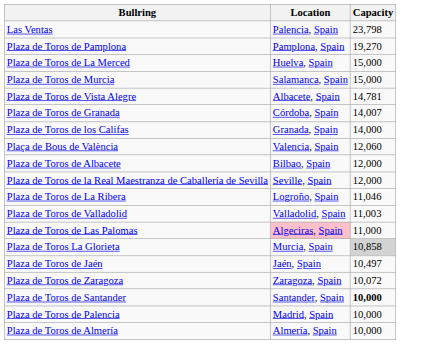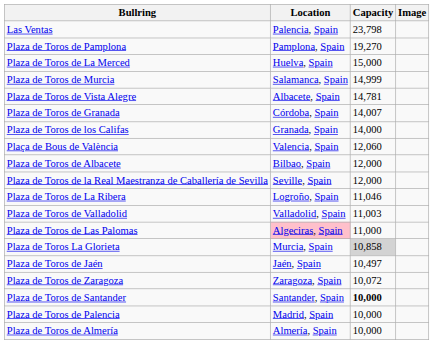+ column: (412, 12)
(367, 79) 15,000 -> (367, 79) 14,999
